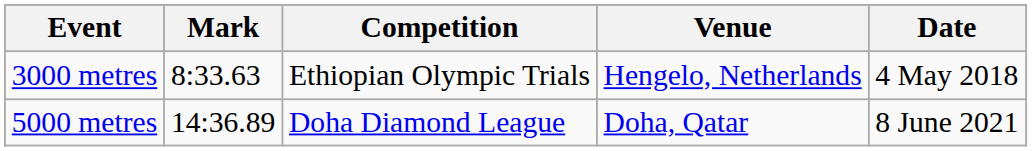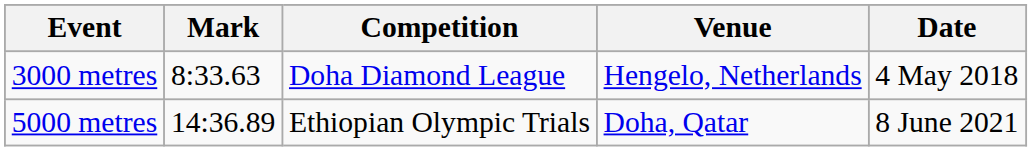(439, 74) Ethiopian Olympic Trials -> (427, 74) Doha Diamond League
(427, 121) Doha Diamond League -> (439, 121) Ethiopian Olympic Trials
